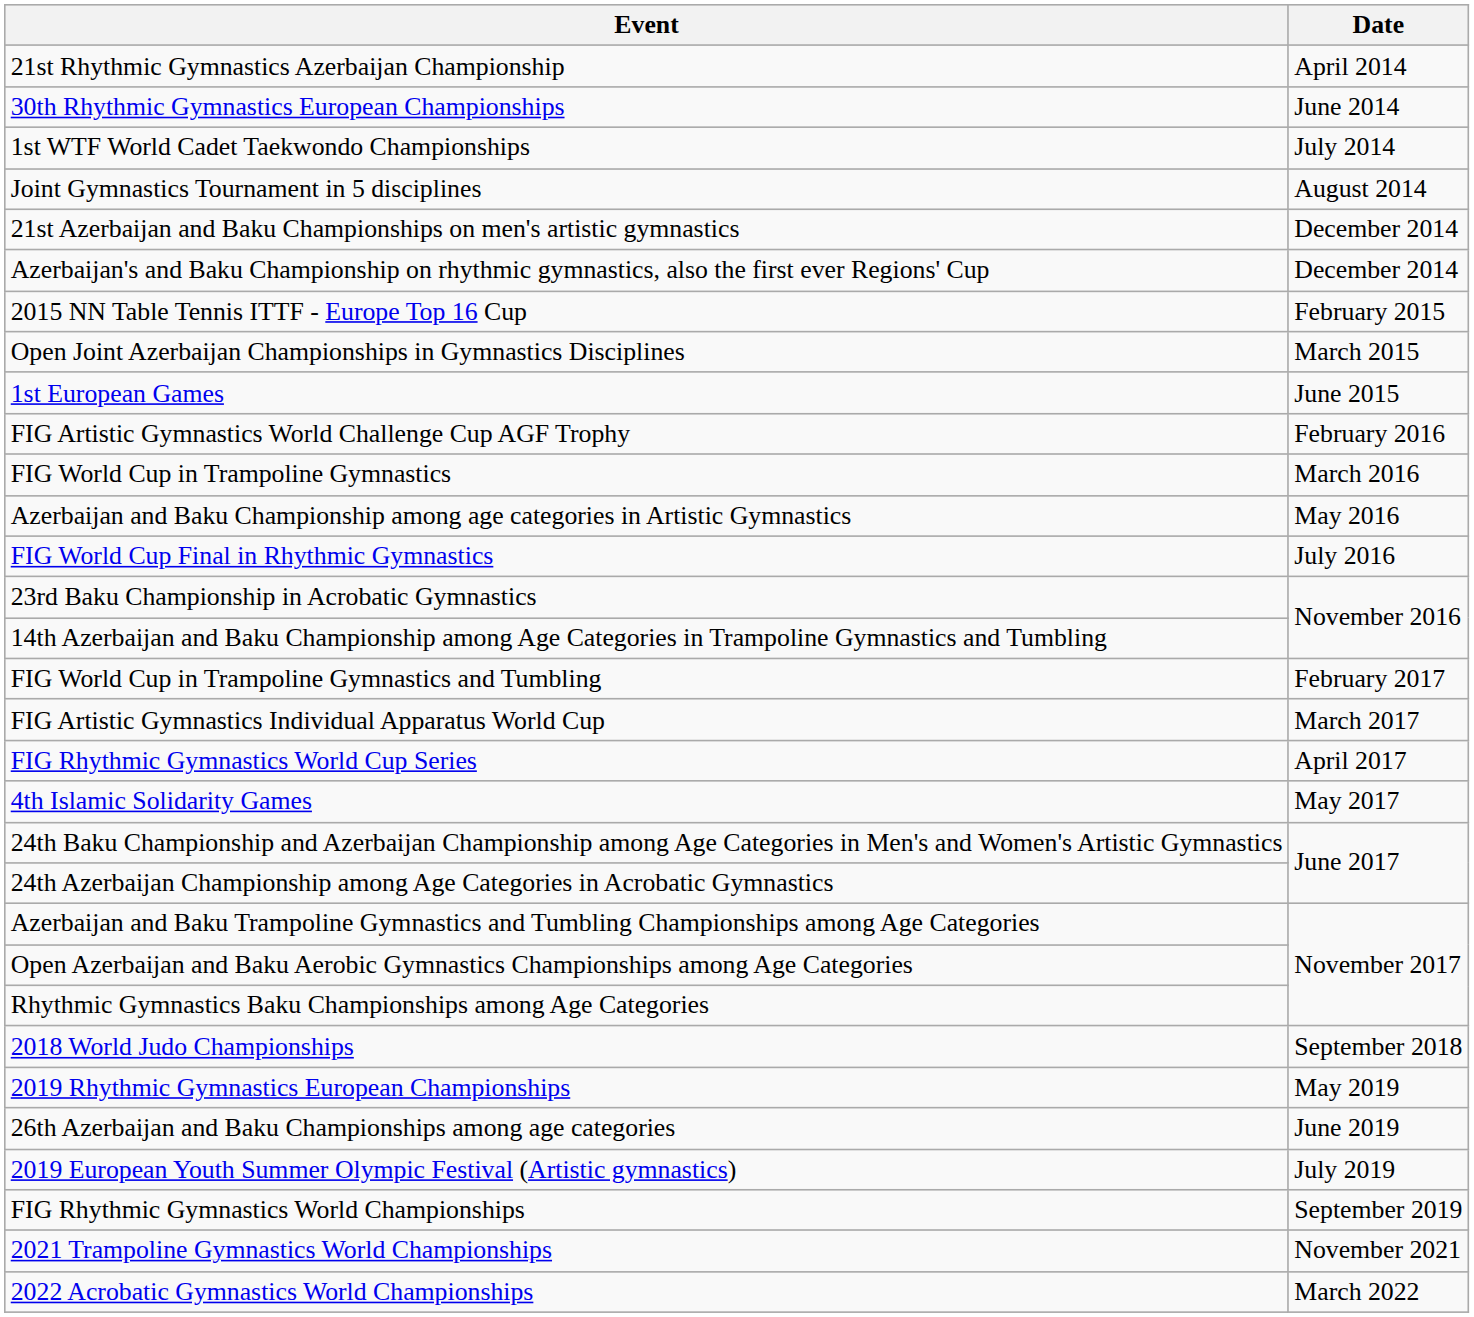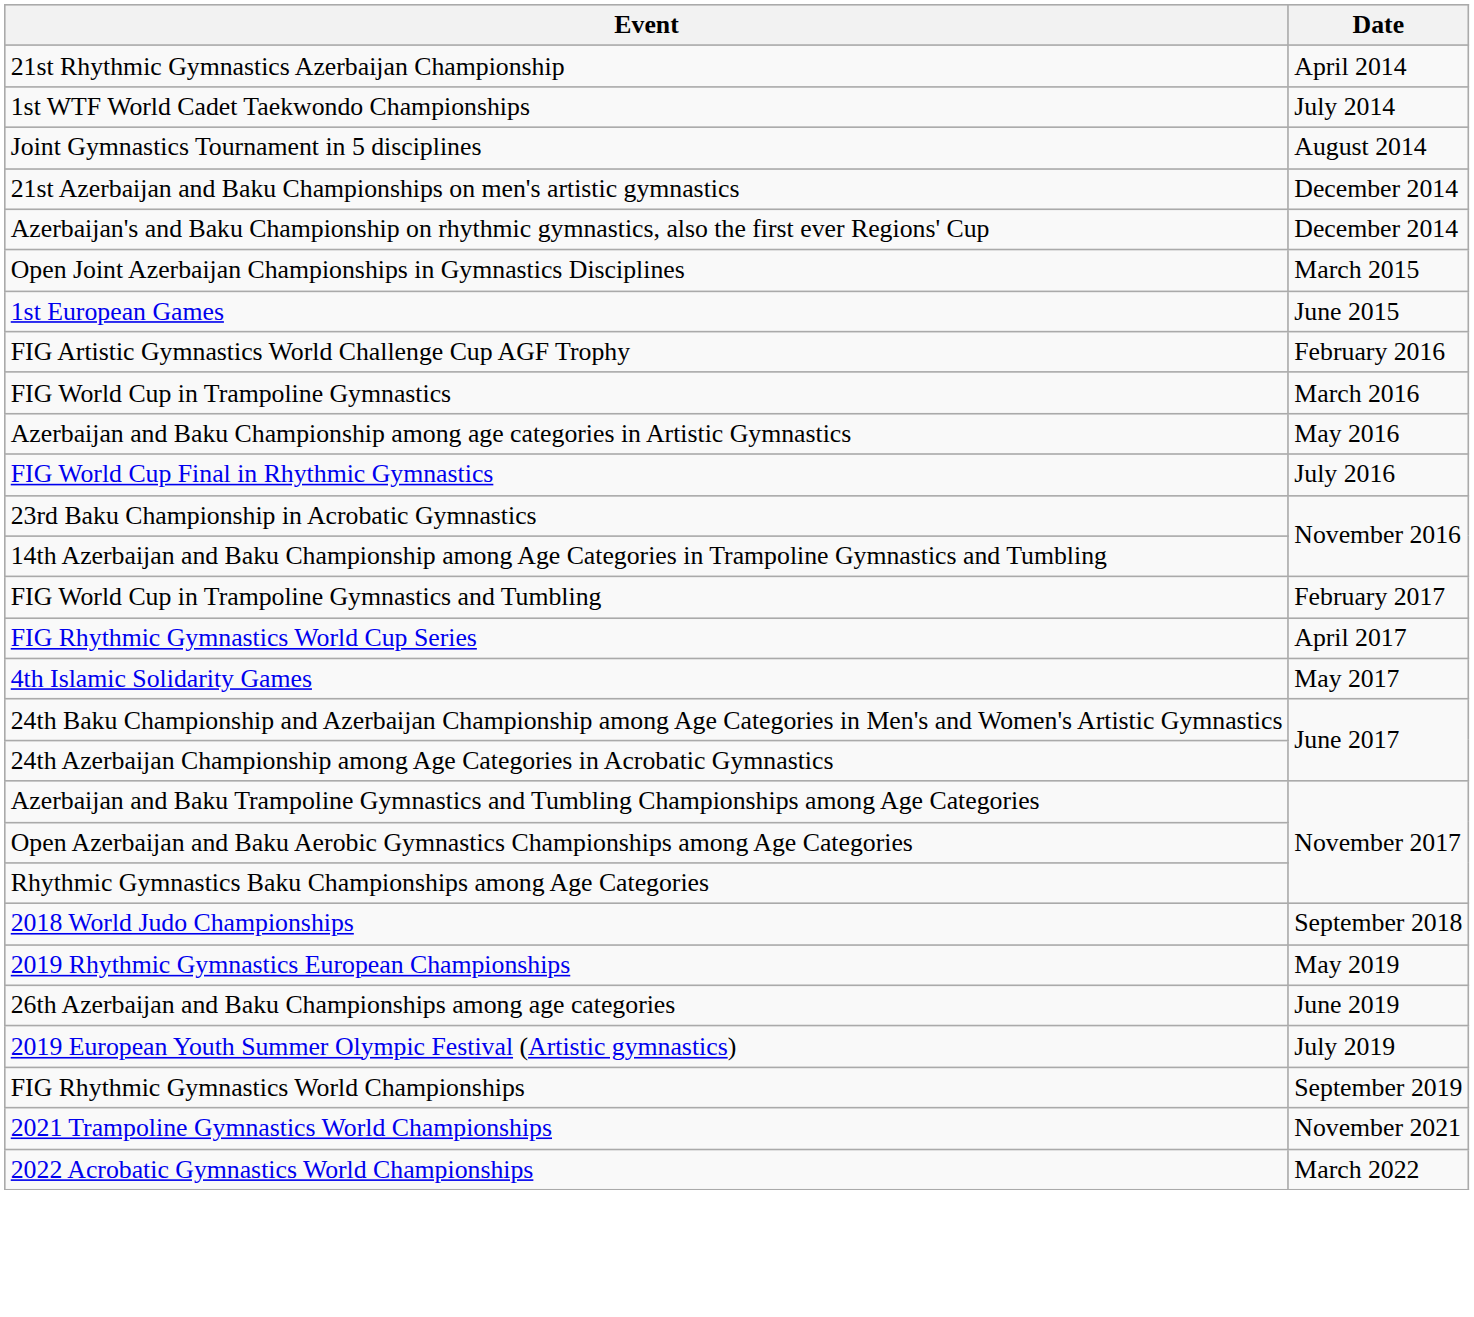- row: (288, 106)
- row: (269, 310)
- row: (308, 719)
